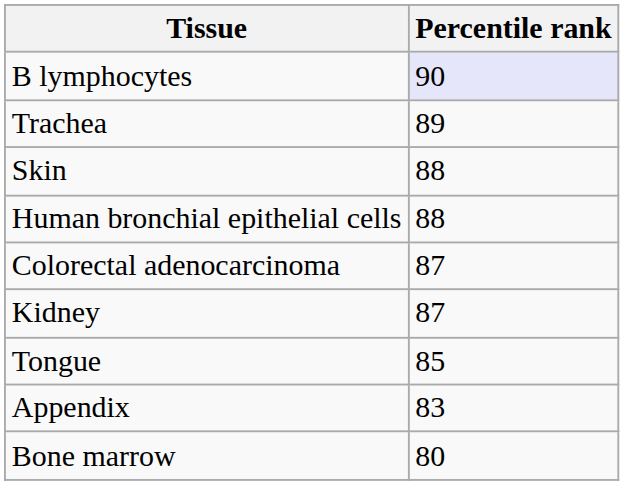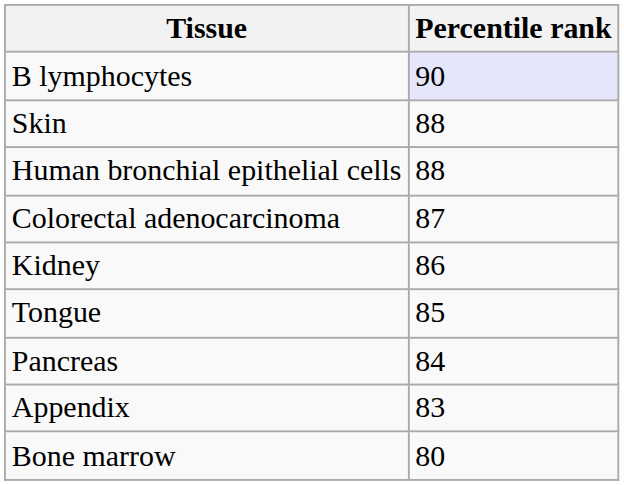- row: (59, 123)
(430, 312) 87 -> (430, 265) 86
+ row: (65, 360)
